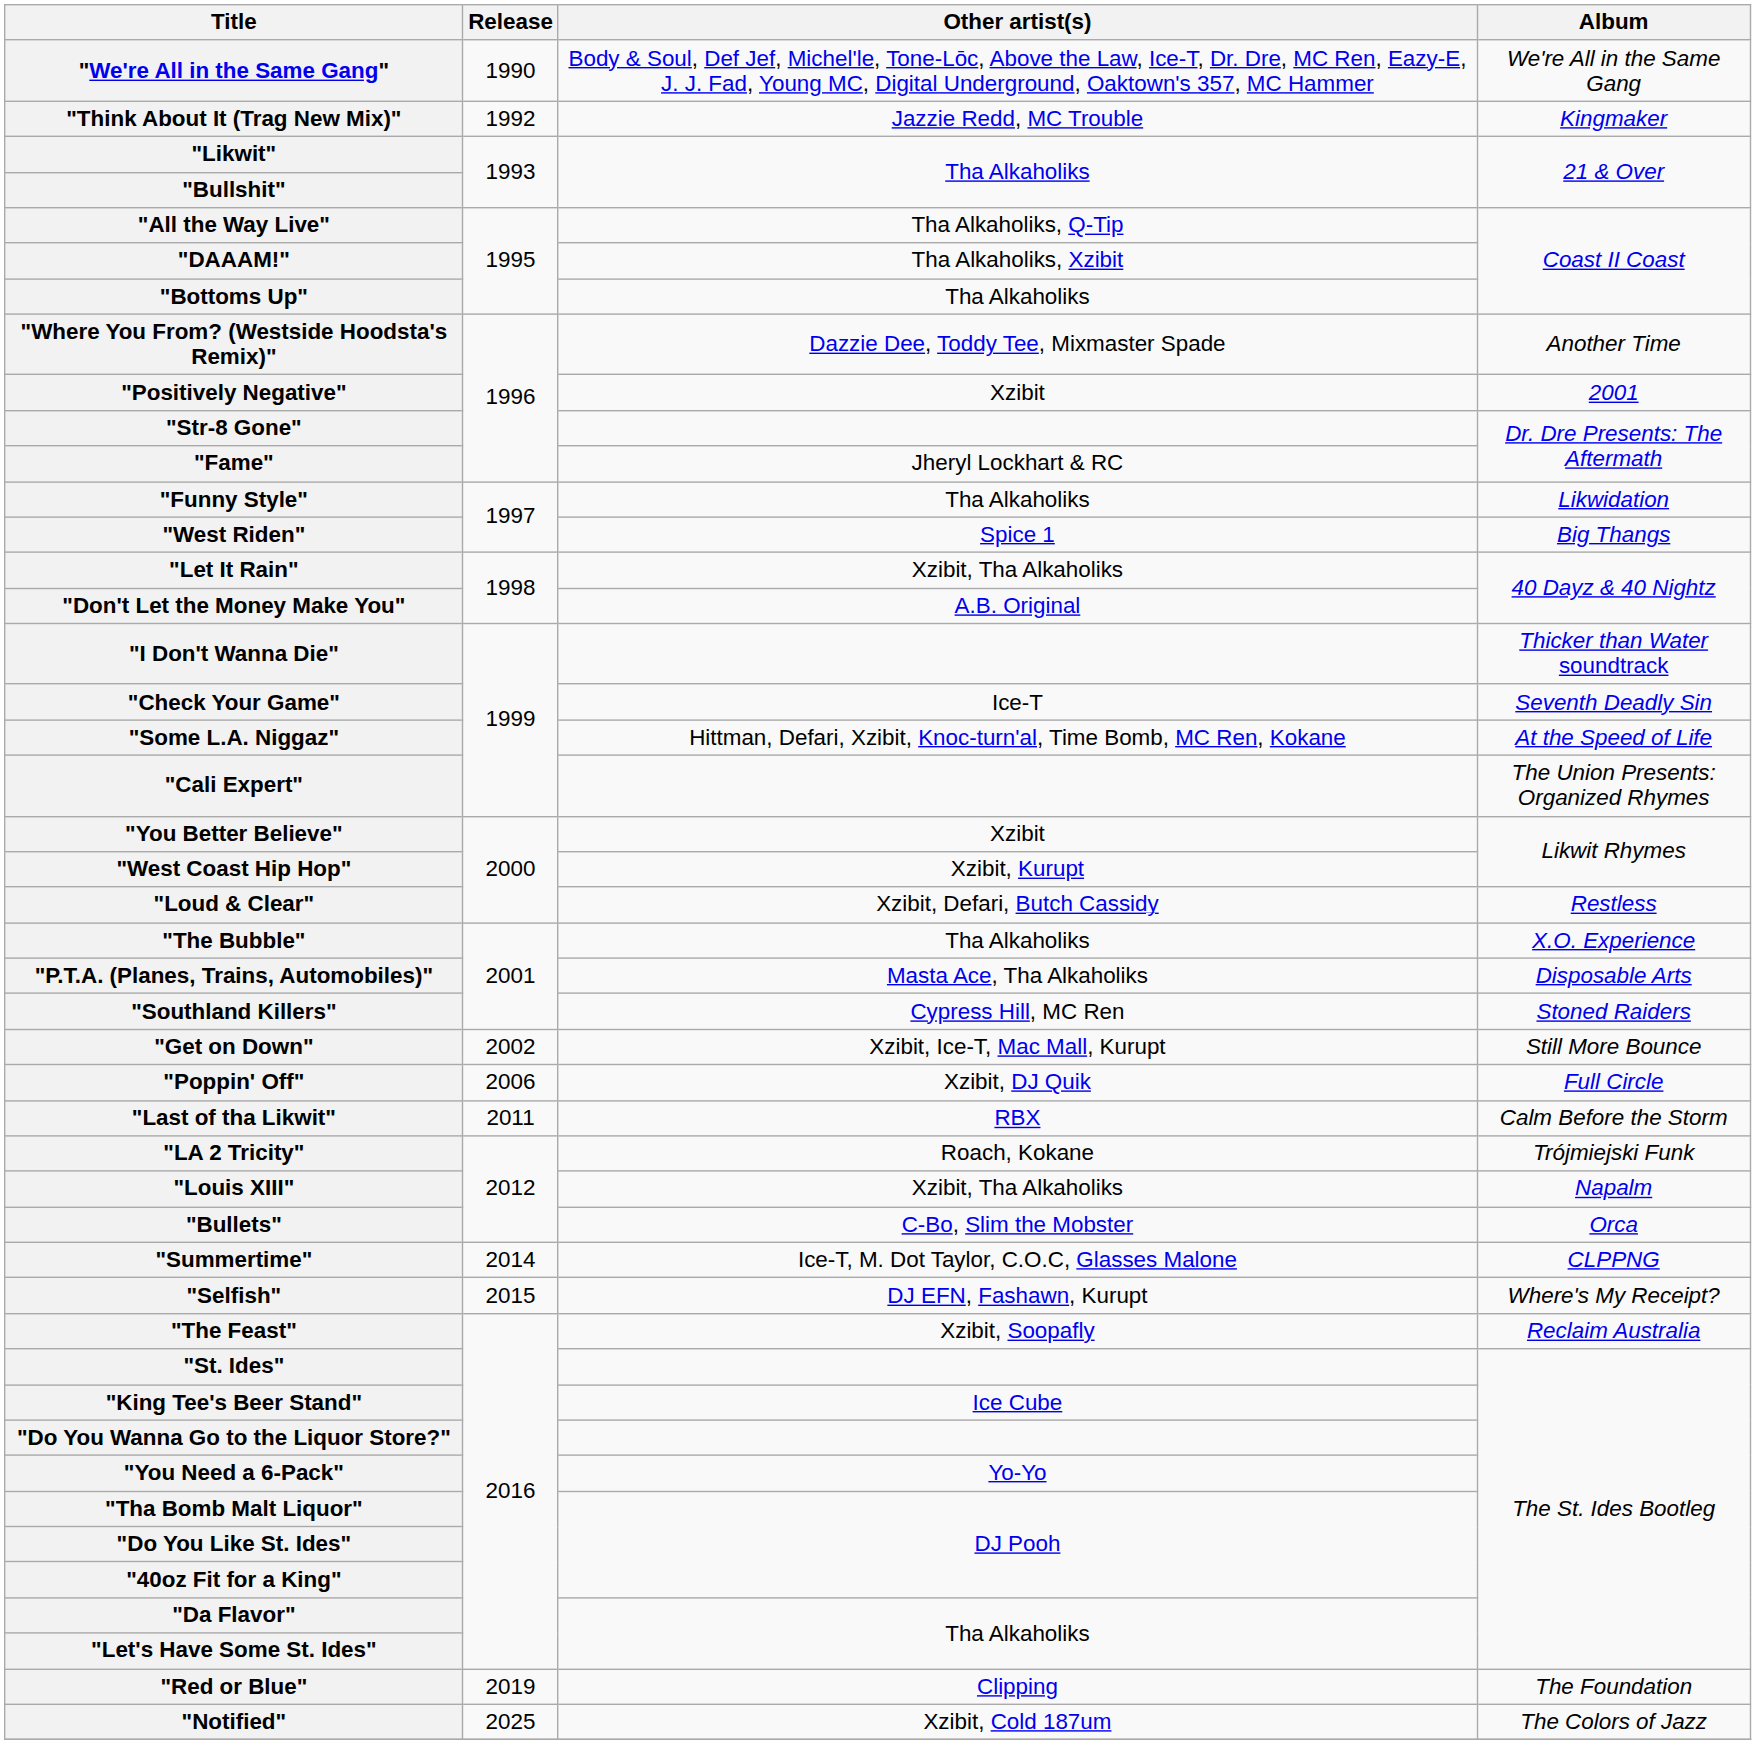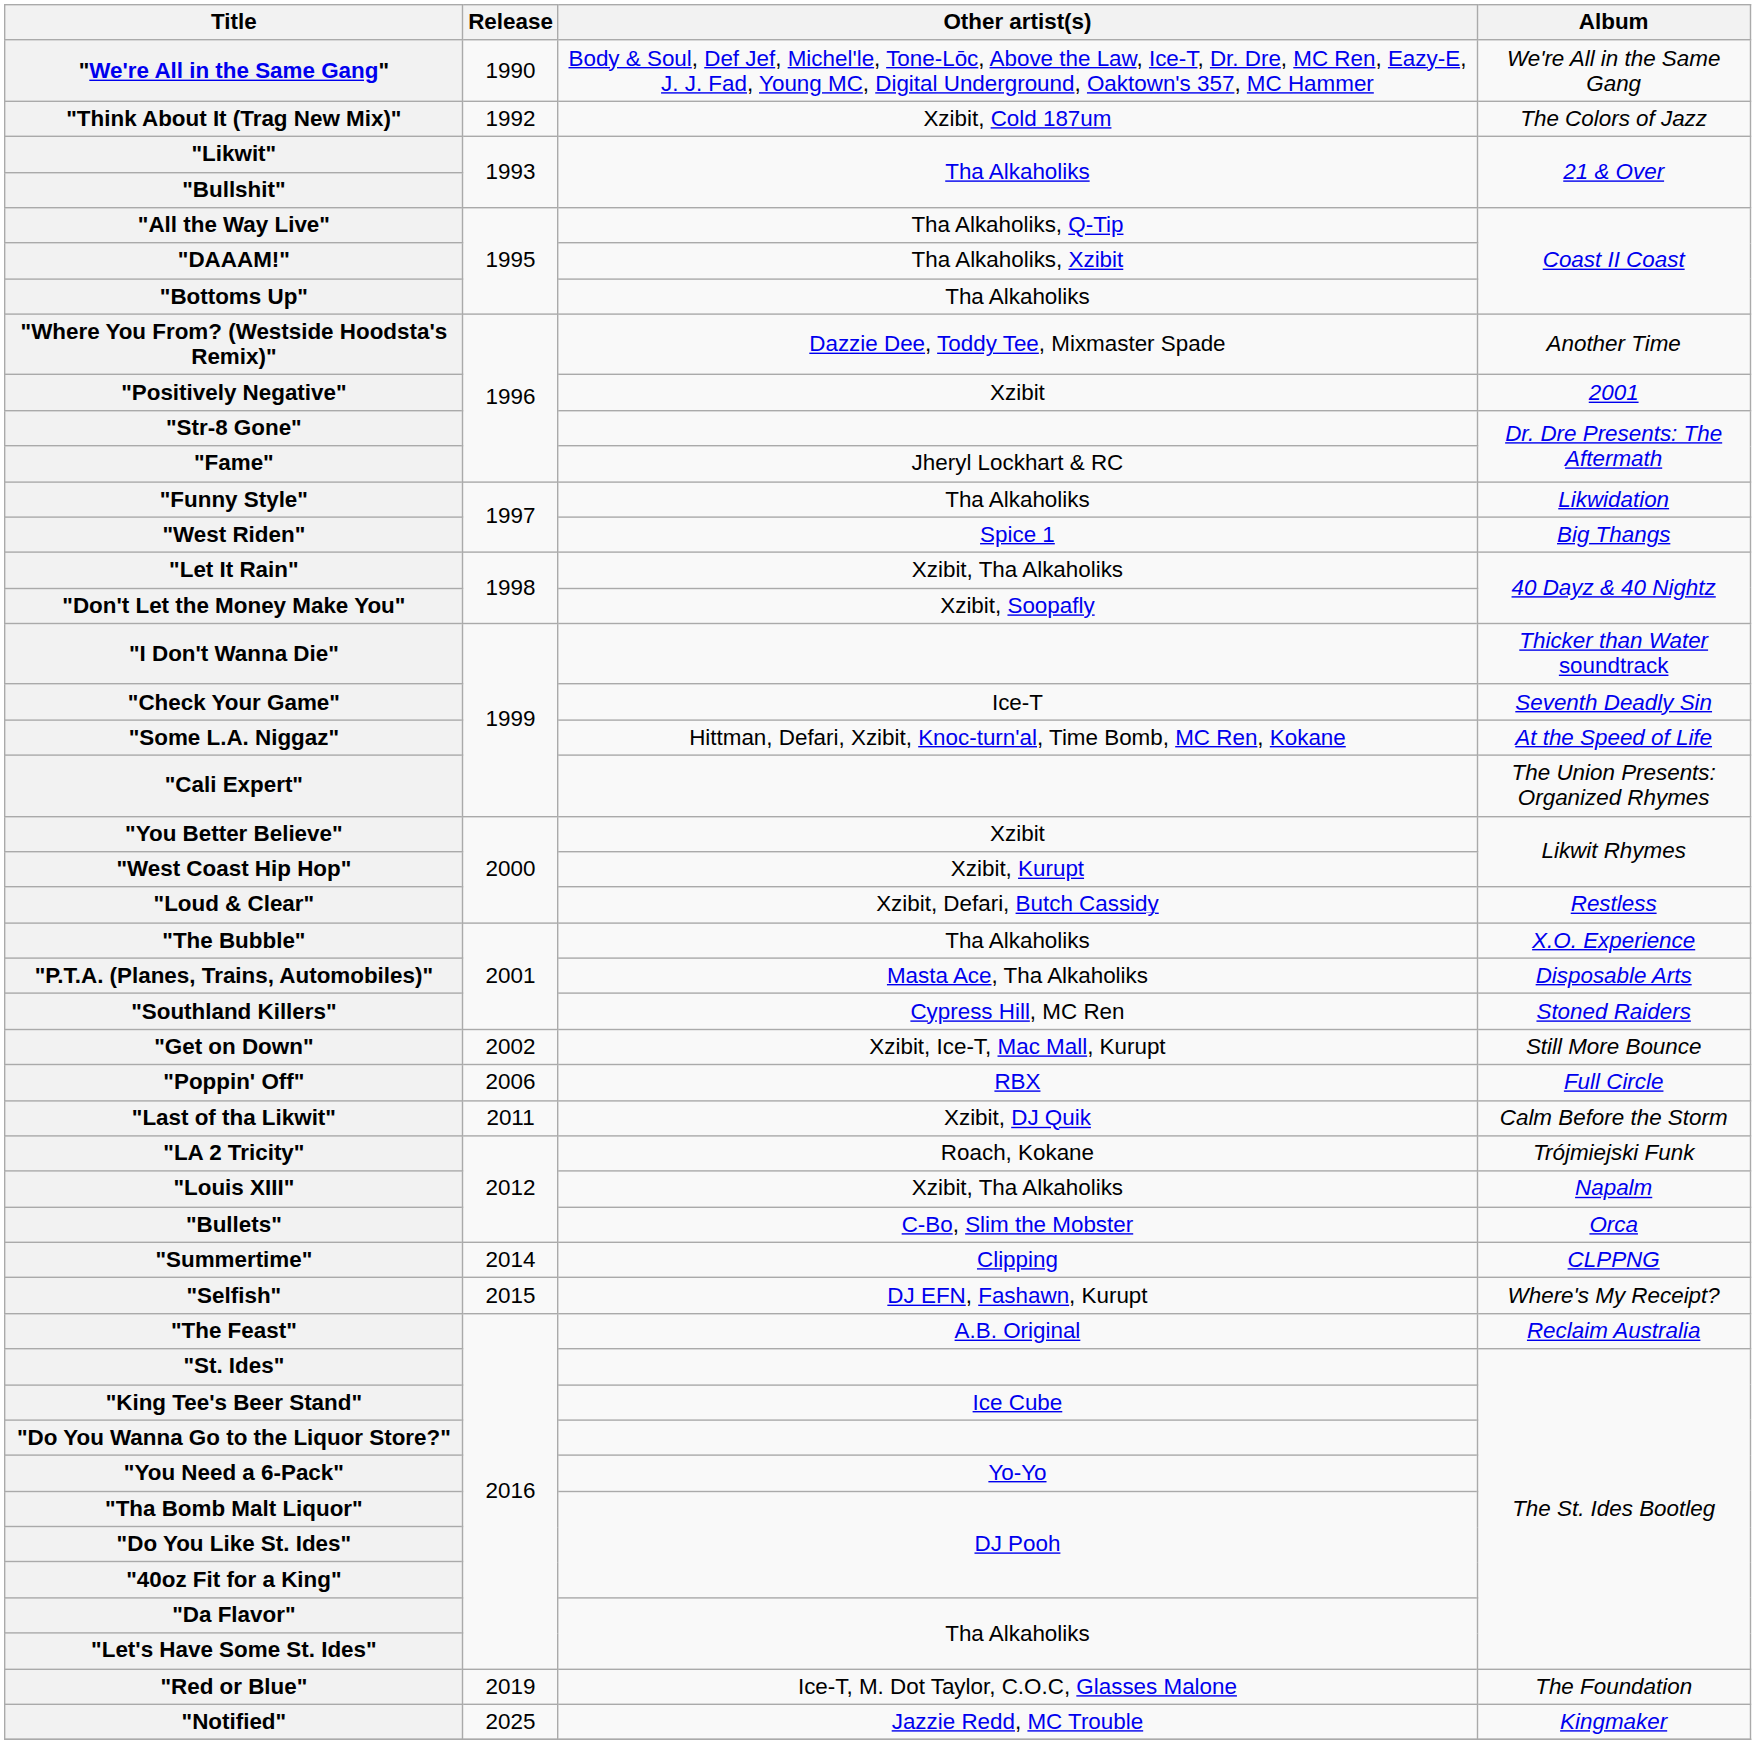(1017, 118) Jazzie Redd, MC Trouble -> (1017, 118) Xzibit, Cold 187um
(1614, 118) Kingmaker -> (1614, 118) The Colors of Jazz
(1017, 605) A.B. Original -> (1017, 605) Xzibit, Soopafly
(1017, 1082) Xzibit, DJ Quik -> (1017, 1082) RBX
(1017, 1117) RBX -> (1017, 1117) Xzibit, DJ Quik
(1017, 1259) Ice-T, M. Dot Taylor, C.O.C, Glasses Malone -> (1017, 1259) Clipping
(1017, 1330) Xzibit, Soopafly -> (1017, 1330) A.B. Original
(1017, 1686) Clipping -> (1017, 1686) Ice-T, M. Dot Taylor, C.O.C, Glasses Malone
(1017, 1721) Xzibit, Cold 187um -> (1017, 1721) Jazzie Redd, MC Trouble
(1614, 1721) The Colors of Jazz -> (1614, 1721) Kingmaker
